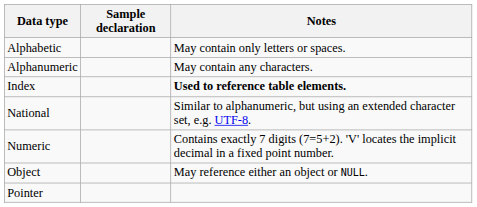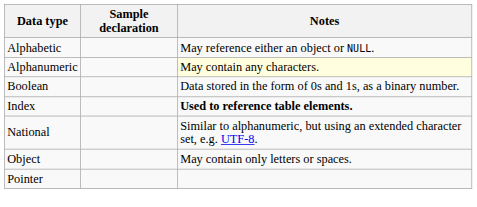(260, 47) May contain only letters or spaces. -> (277, 47) May reference either an object or NULL.
(243, 67) no background -> (250, 67) lightyellow background
+ row: (28, 86)
- row: (29, 146)
(271, 173) May reference either an object or NULL. -> (266, 159) May contain only letters or spaces.
